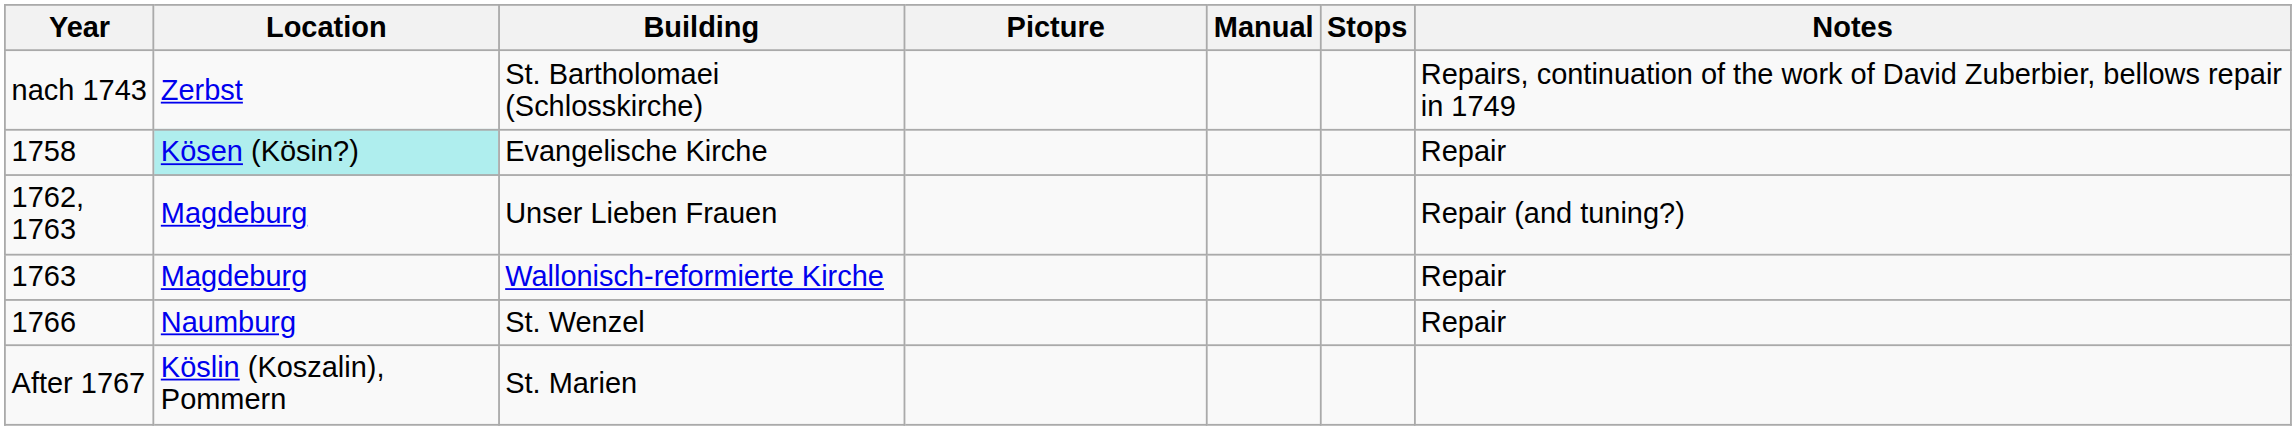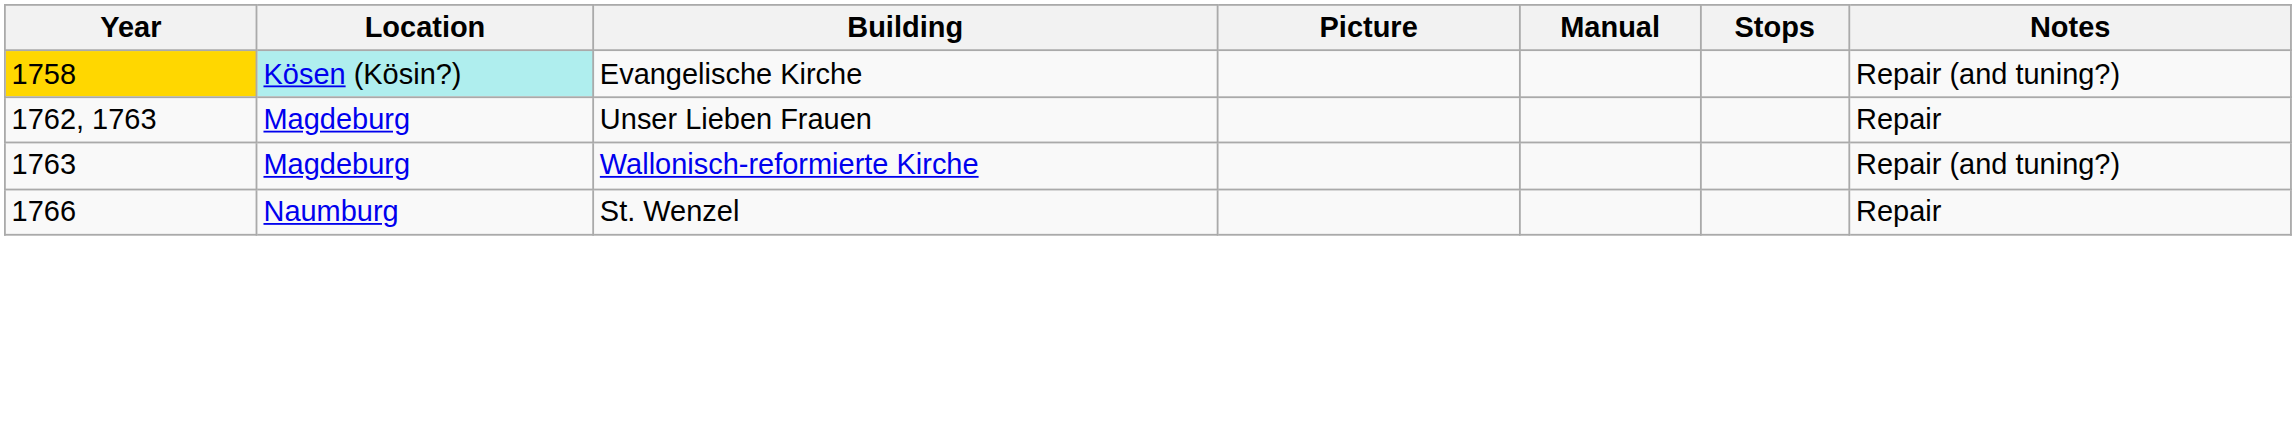- row: (612, 89)
(44, 151) no background -> (44, 73) gold background
(1463, 151) Repair -> (1988, 73) Repair (and tuning?)
(1553, 214) Repair (and tuning?) -> (1899, 119) Repair
(1463, 276) Repair -> (1988, 165) Repair (and tuning?)
- row: (571, 384)
